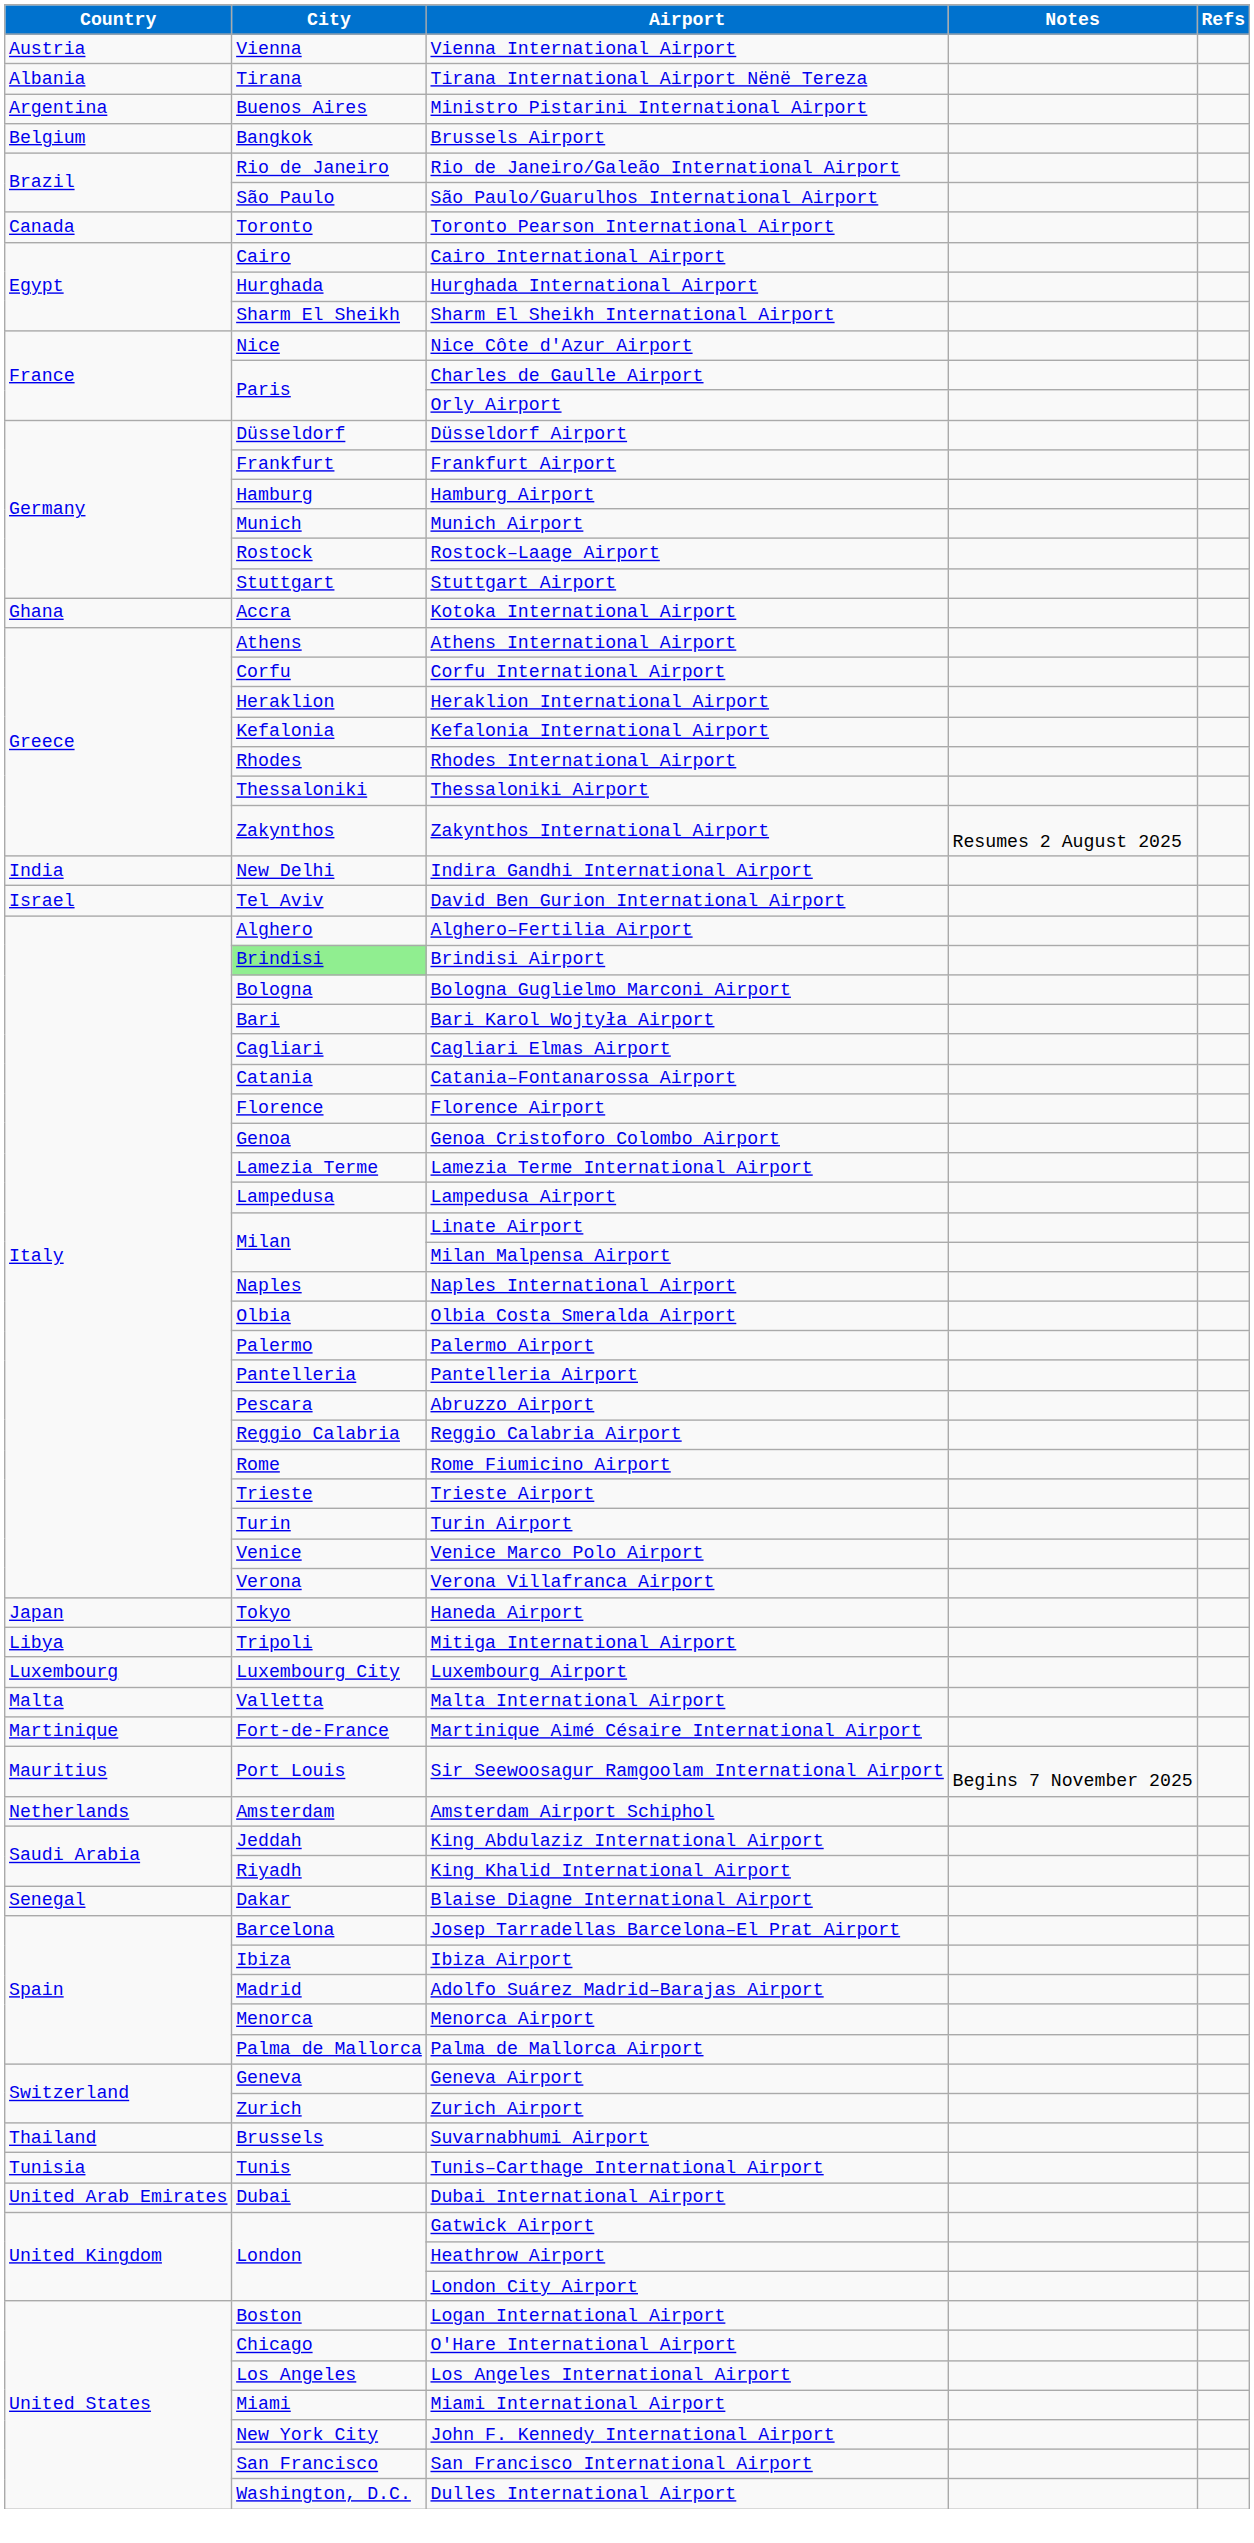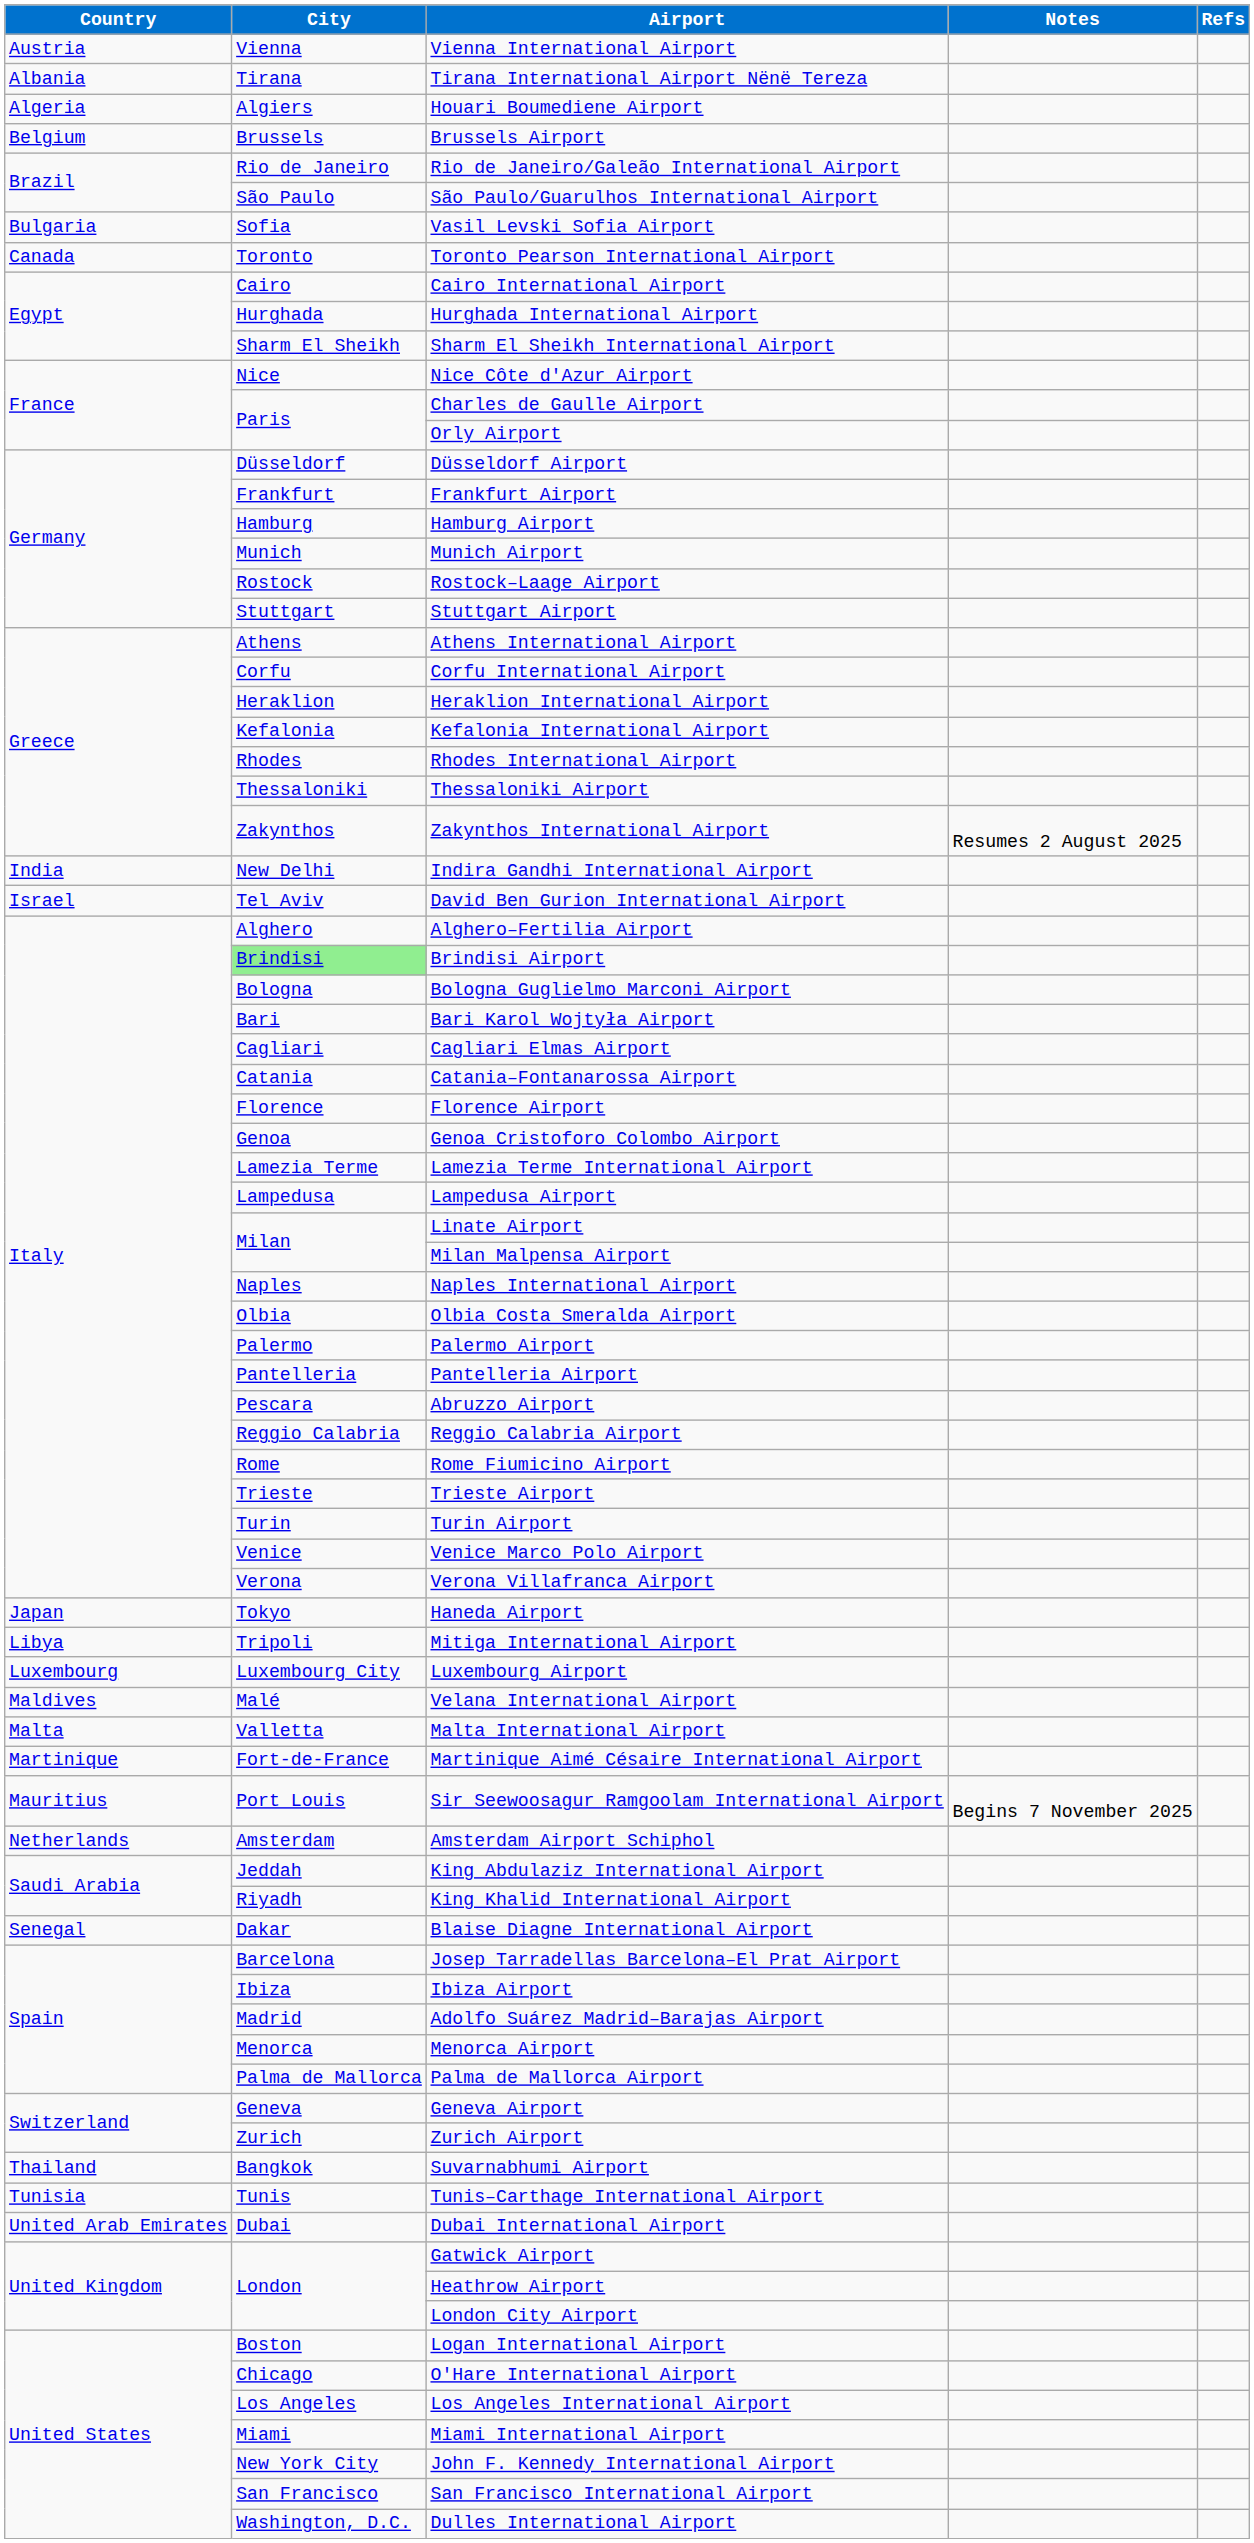+ row: (567, 109)
- row: (649, 109)
(274, 138) Bangkok -> (280, 138) Brussels
+ row: (572, 227)
- row: (583, 613)
+ row: (583, 1702)
(280, 2138) Brussels -> (274, 2168) Bangkok
